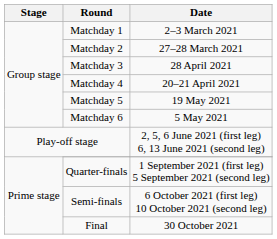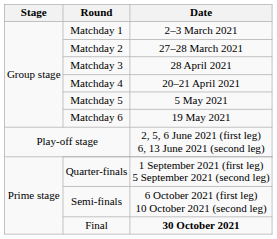(201, 100) 19 May 2021 -> (201, 100) 5 May 2021
(201, 118) 5 May 2021 -> (201, 118) 19 May 2021
(201, 225) normal -> (201, 225) bold
